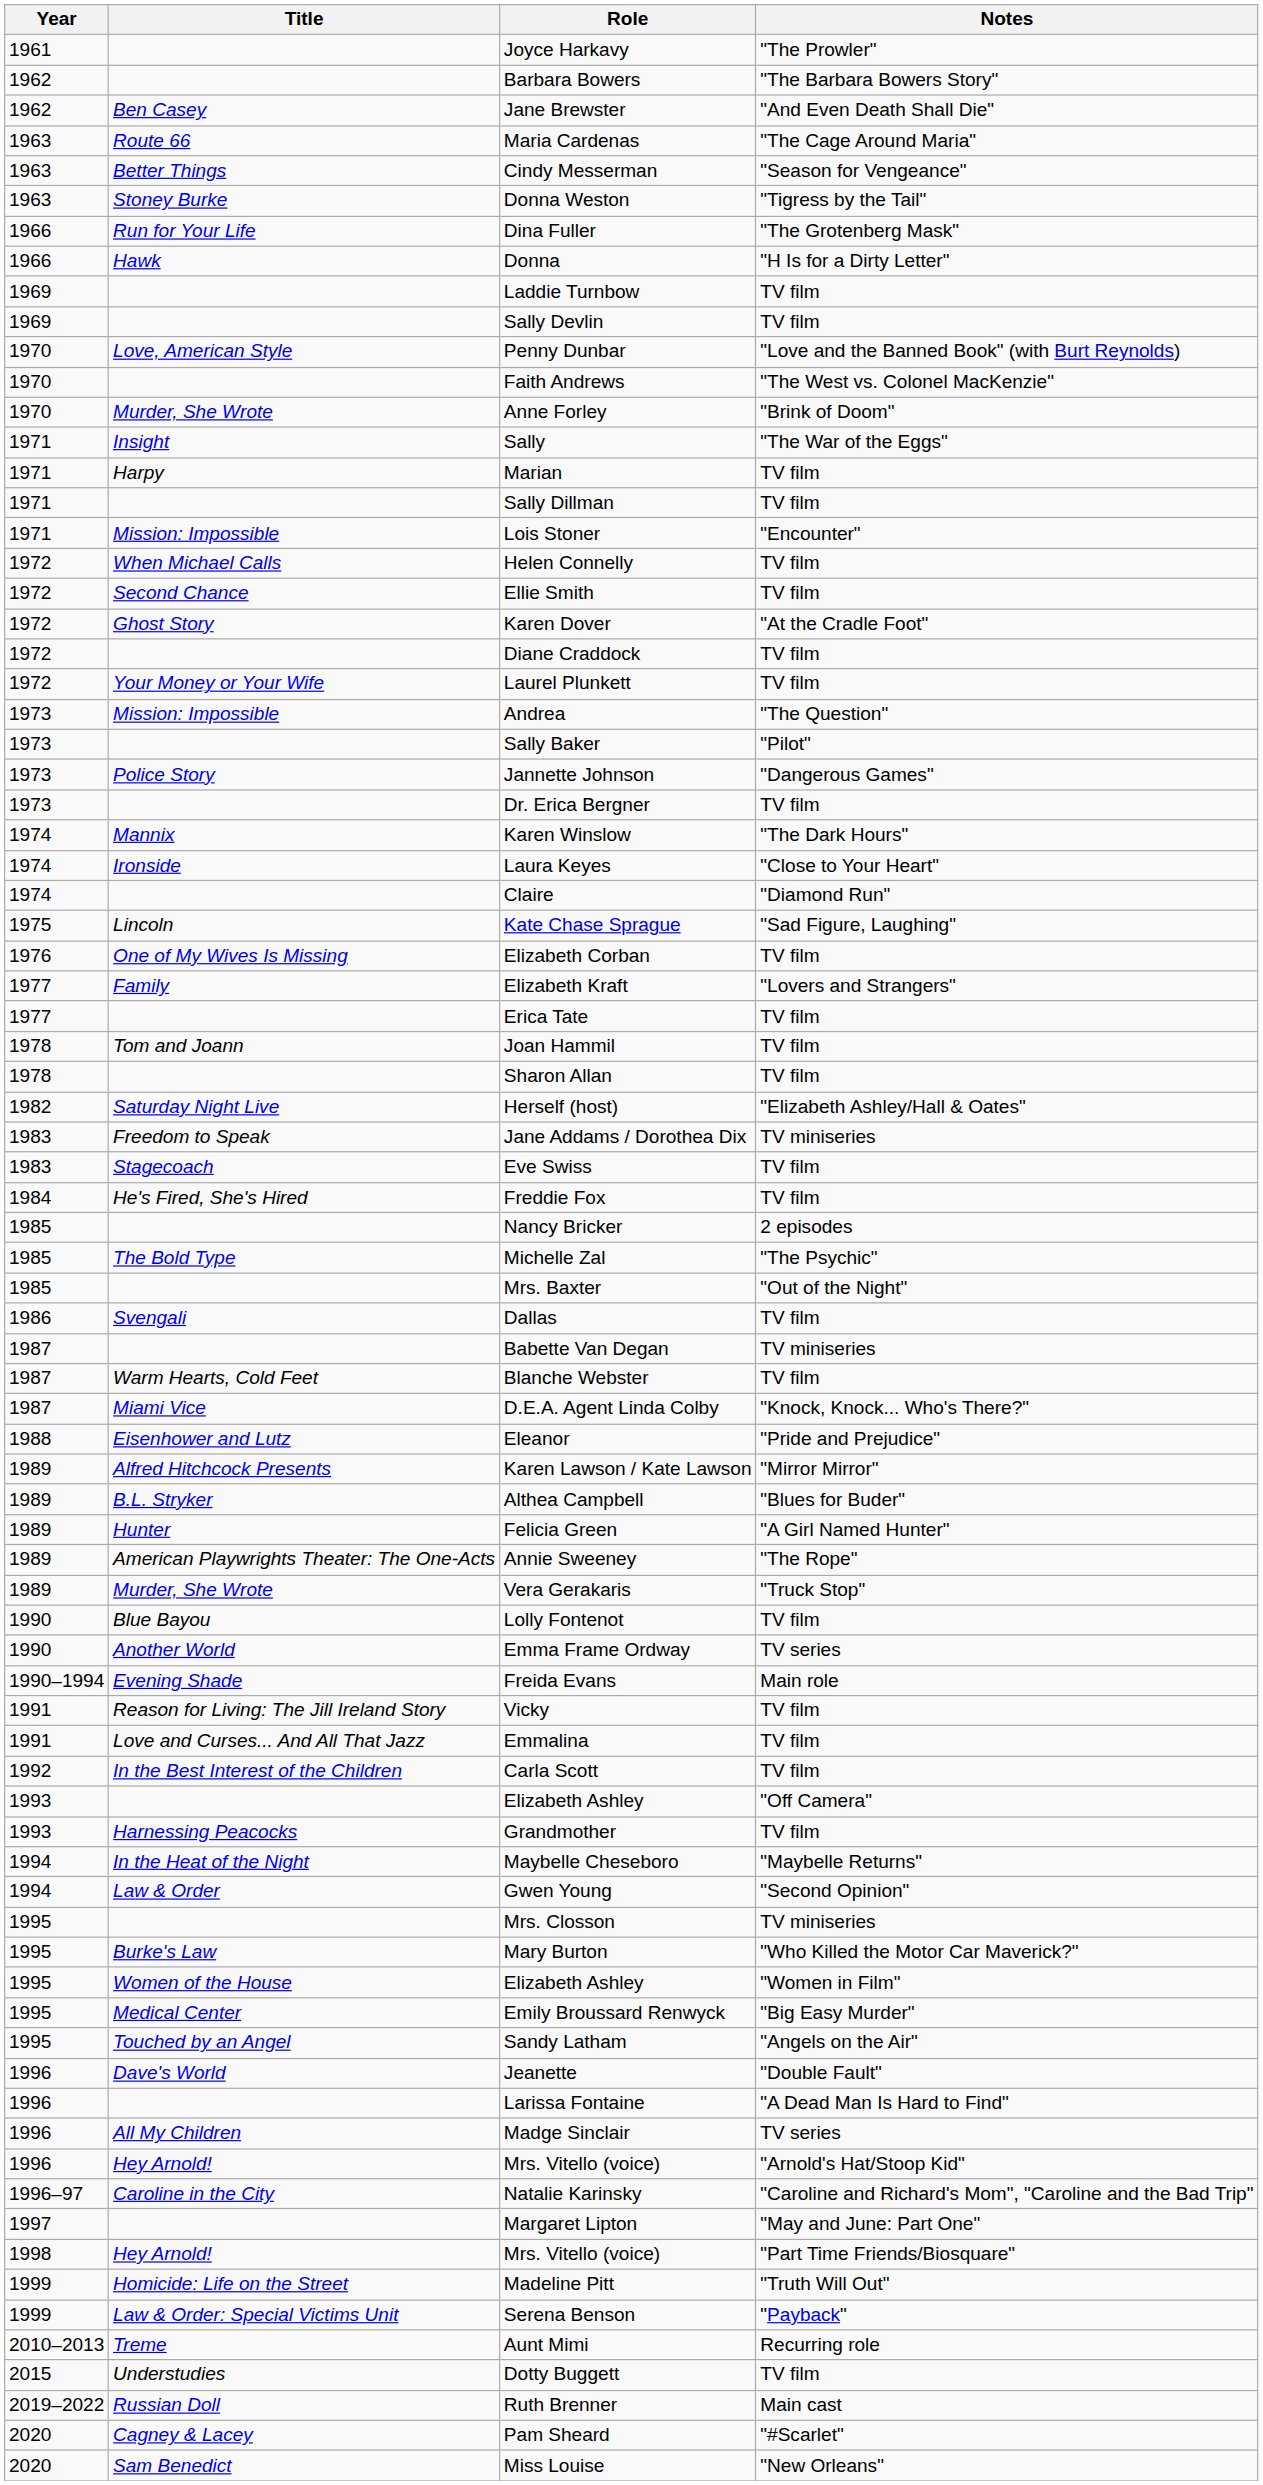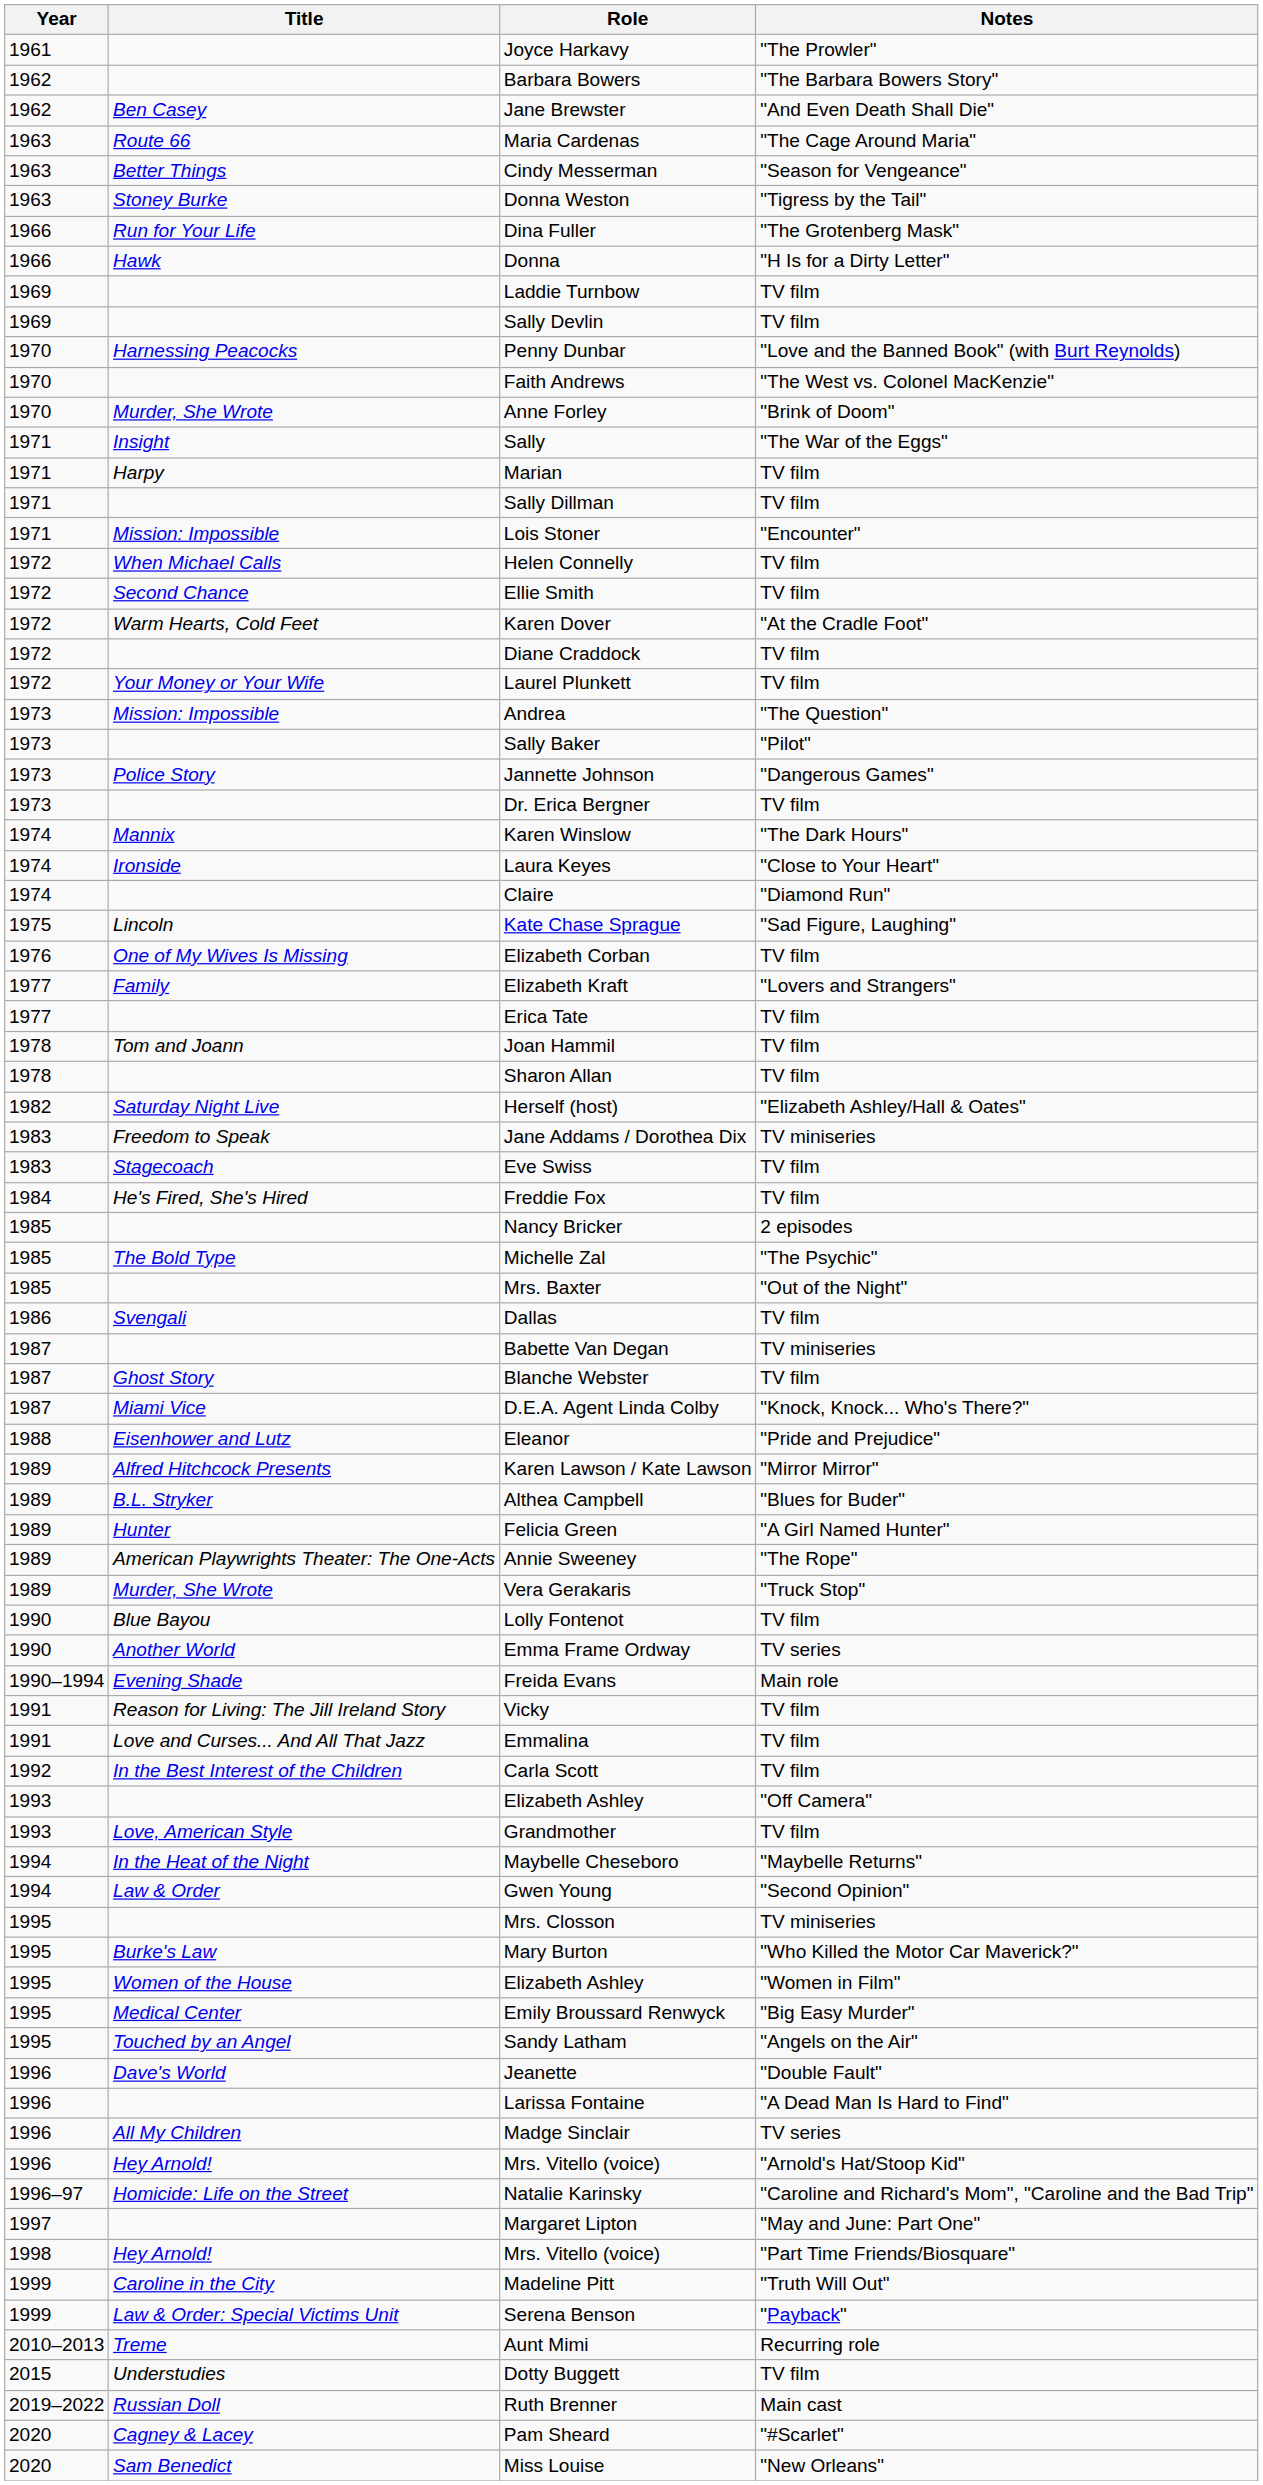(203, 351) Love, American Style -> (205, 351) Harnessing Peacocks
(163, 623) Ghost Story -> (216, 623) Warm Hearts, Cold Feet
(216, 1378) Warm Hearts, Cold Feet -> (163, 1378) Ghost Story
(205, 1831) Harnessing Peacocks -> (203, 1831) Love, American Style
(193, 2193) Caroline in the City -> (231, 2193) Homicide: Life on the Street
(231, 2284) Homicide: Life on the Street -> (193, 2284) Caroline in the City
